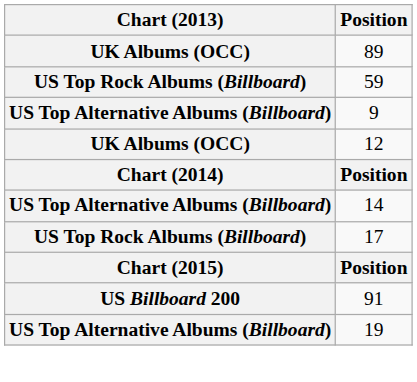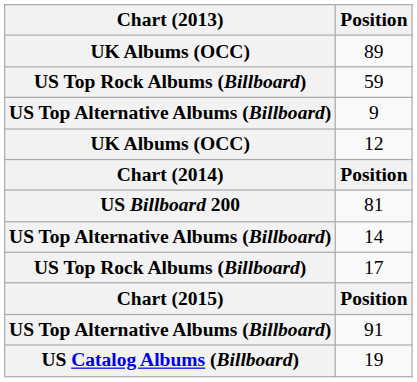+ row: (374, 205)
(170, 298) US Billboard 200 -> (170, 329) US Top Alternative Albums (Billboard)
(170, 329) US Top Alternative Albums (Billboard) -> (170, 360) US Catalog Albums (Billboard)
